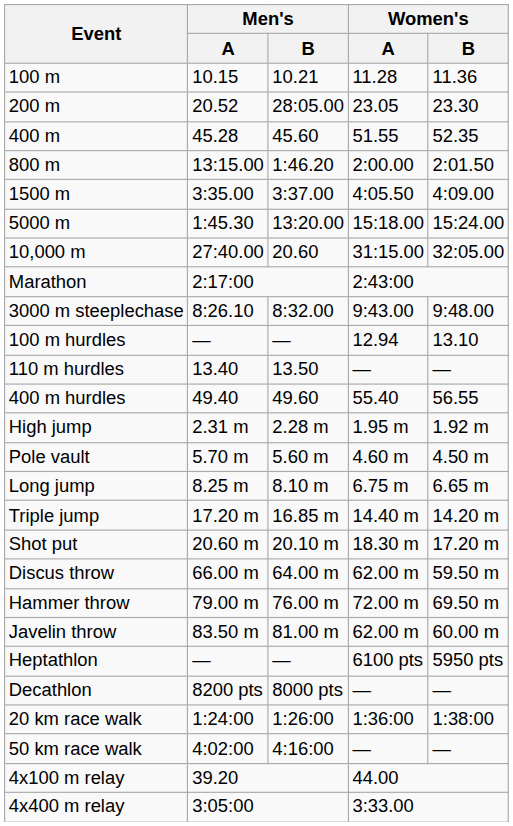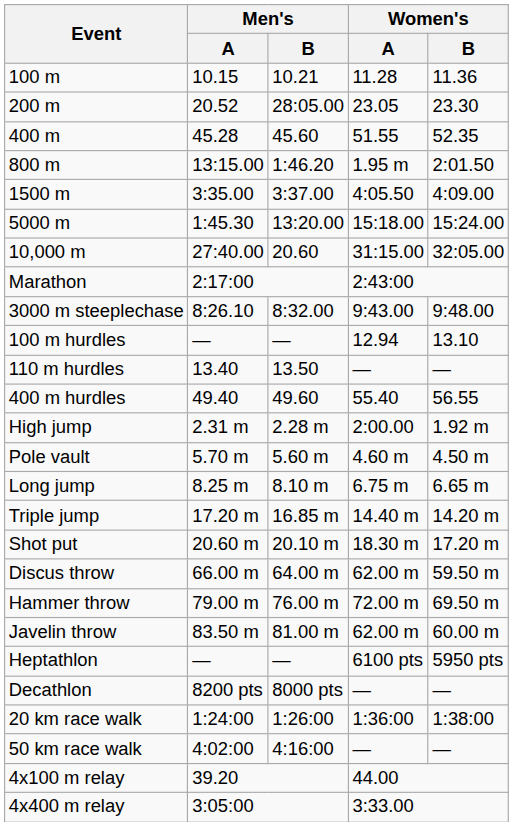(383, 164) 2:00.00 -> (381, 164) 1.95 m
(381, 427) 1.95 m -> (383, 427) 2:00.00
